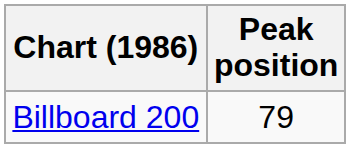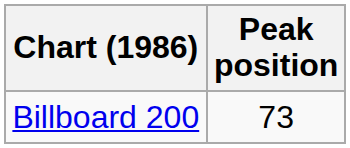(276, 116) 79 -> (276, 116) 73
